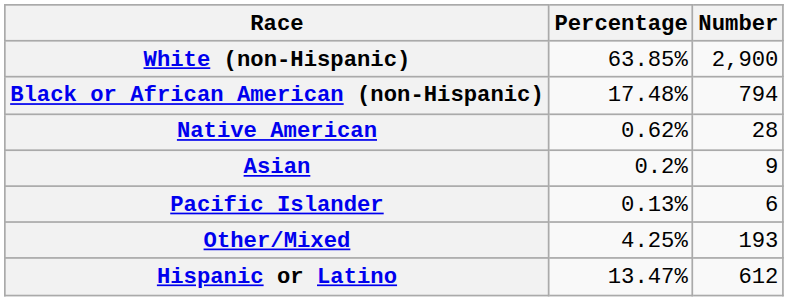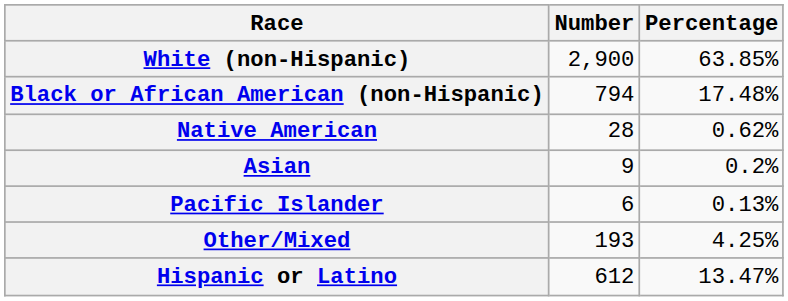columns swapped: (738, 23) <-> (621, 23)
